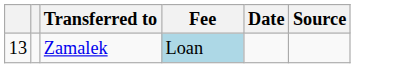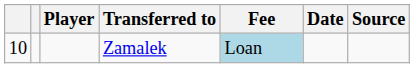+ column: (69, 18)
(18, 47) 13 -> (18, 47) 10
